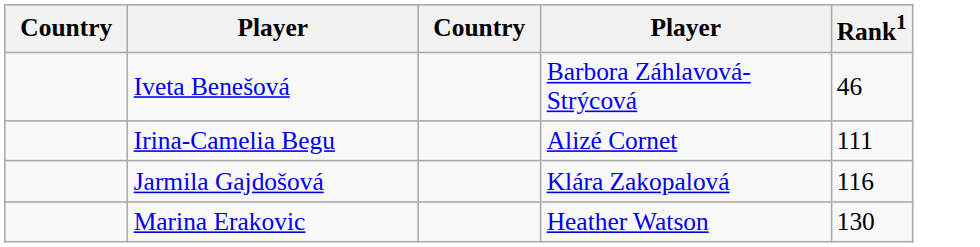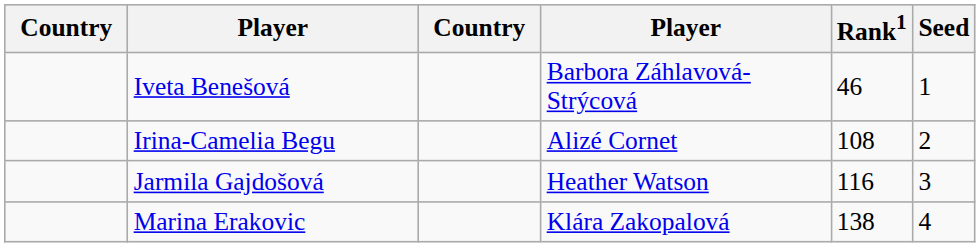+ column: (944, 28)
(855, 140) 111 -> (856, 140) 108
(638, 181) Klára Zakopalová -> (628, 181) Heather Watson
(628, 221) Heather Watson -> (638, 221) Klára Zakopalová
(856, 221) 130 -> (856, 221) 138
